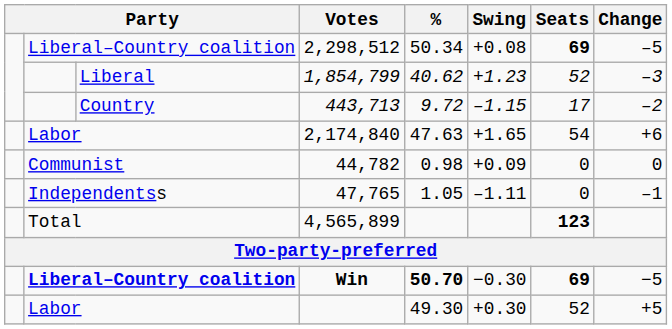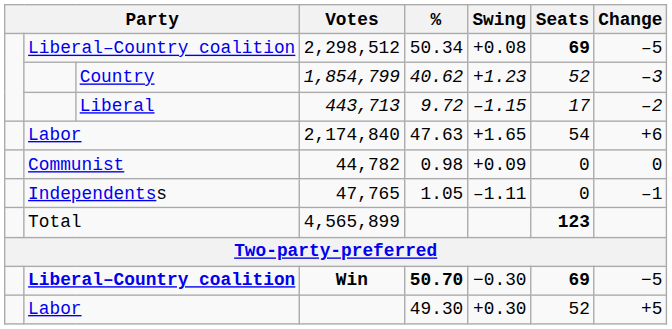(117, 77) Liberal -> (117, 77) Country
(117, 106) Country -> (117, 106) Liberal
